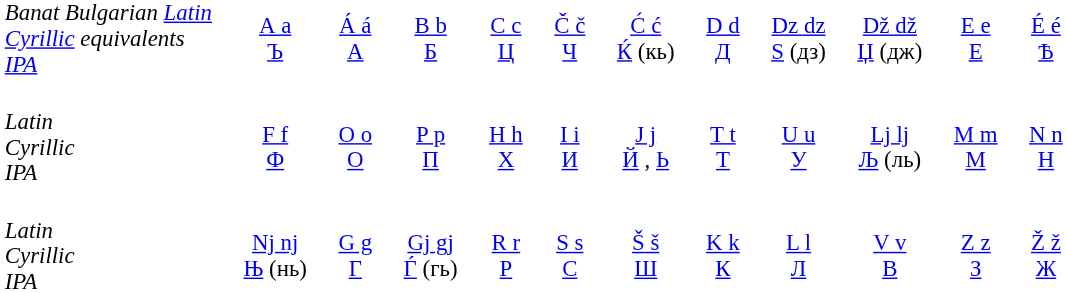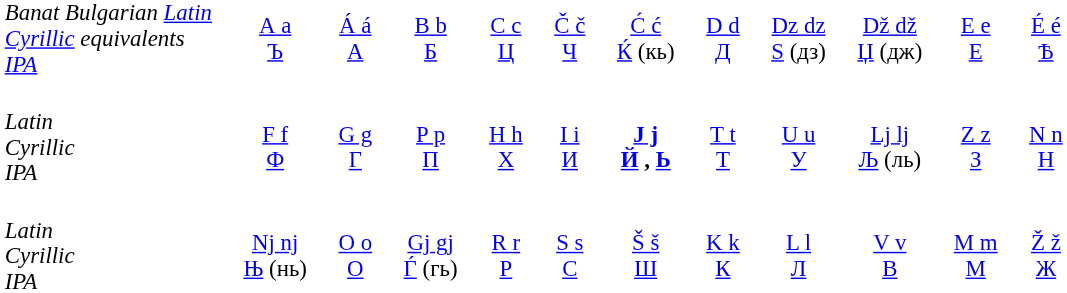(355, 147) O o О -> (355, 147) G g Г
(646, 147) normal -> (646, 147) bold
(976, 147) M m М -> (976, 147) Z z З
(355, 255) G g Г -> (355, 255) O o О
(976, 255) Z z З -> (976, 255) M m М
